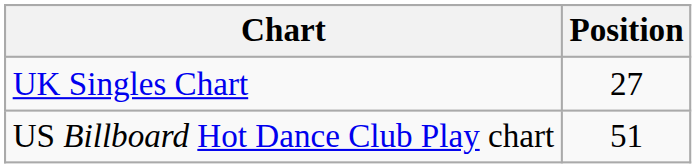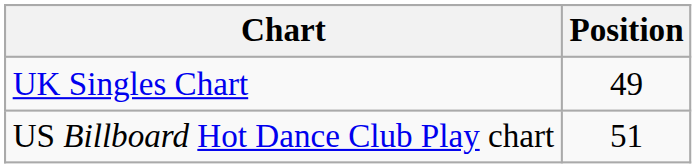(627, 83) 27 -> (627, 83) 49
